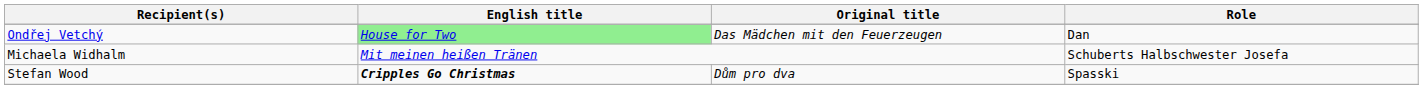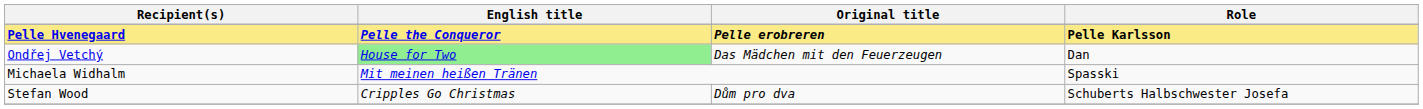+ row: (66, 34)
(1178, 54) Schuberts Halbschwester Josefa -> (1093, 74) Spasski
(438, 74) bold -> (438, 94) normal
(1093, 74) Spasski -> (1178, 94) Schuberts Halbschwester Josefa
